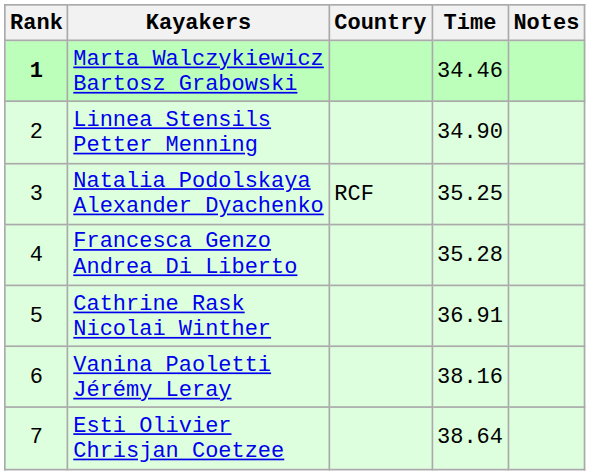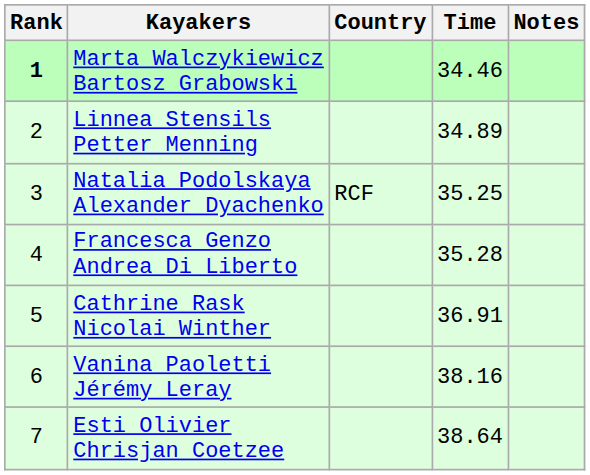(470, 132) 34.90 -> (470, 132) 34.89
